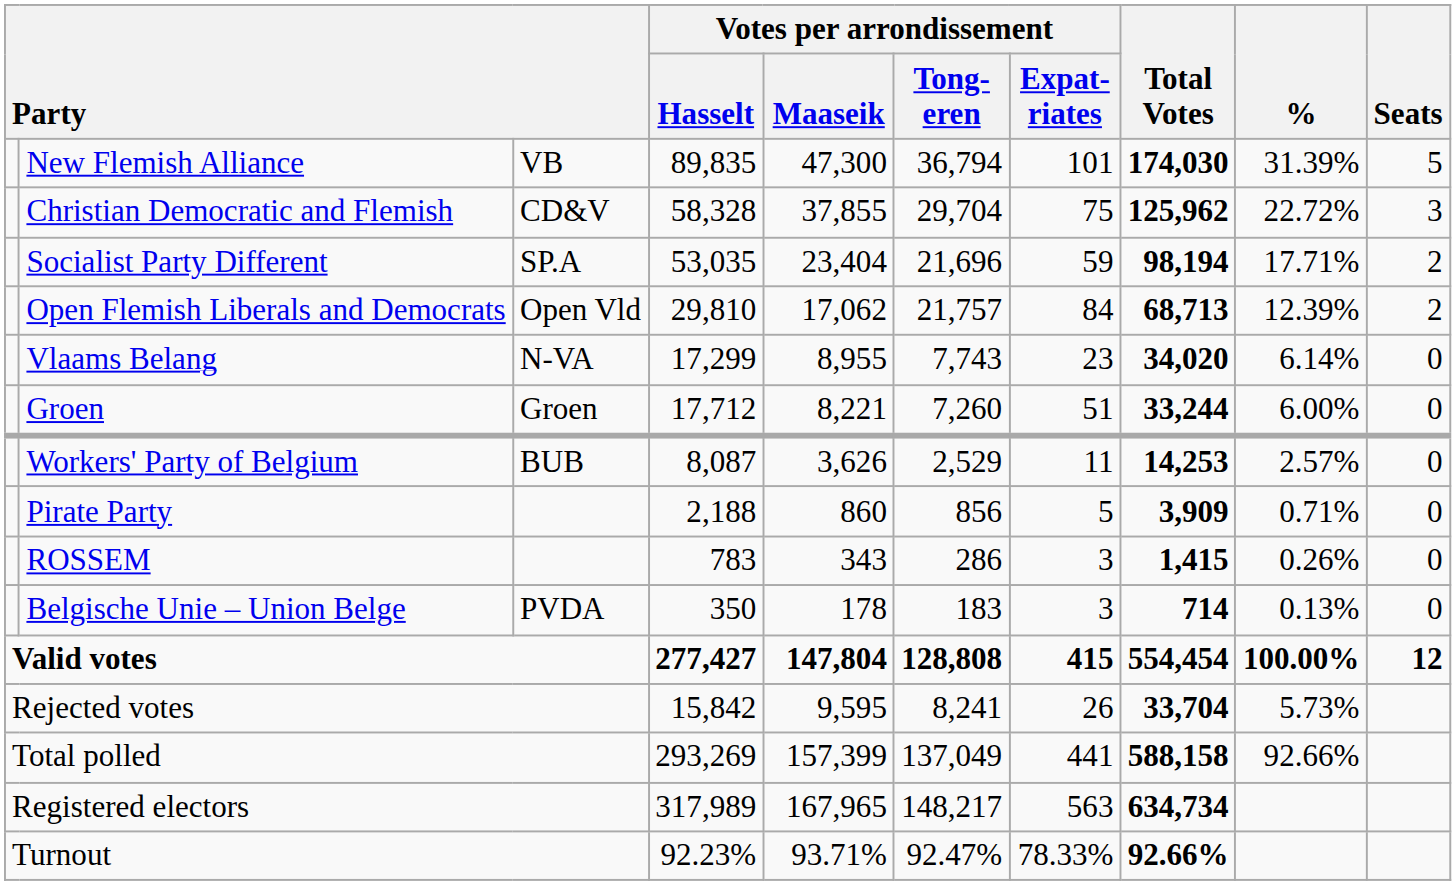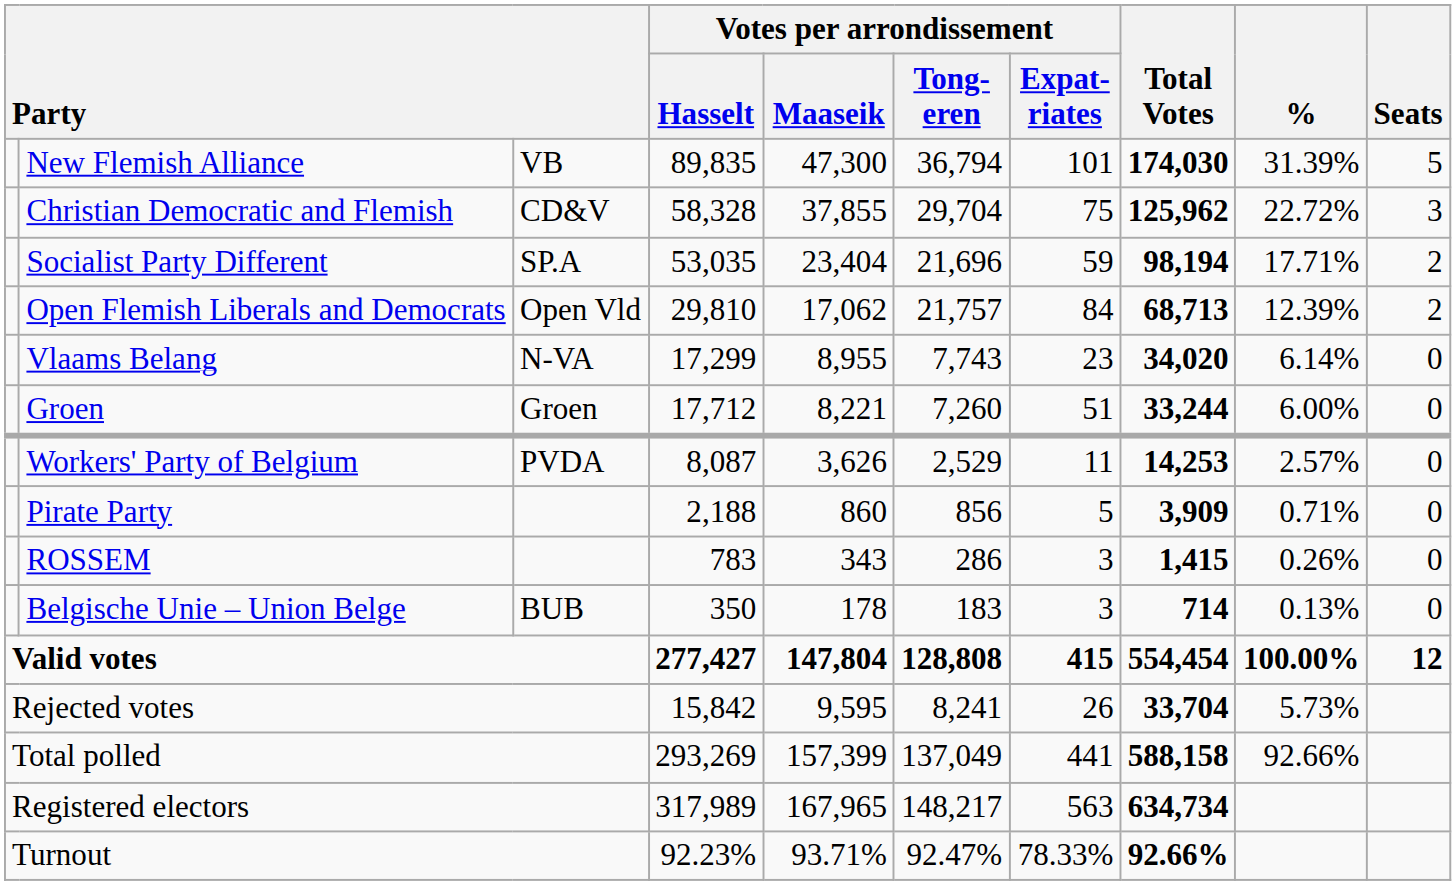(552, 461) BUB -> (562, 461) PVDA
(562, 609) PVDA -> (552, 609) BUB
